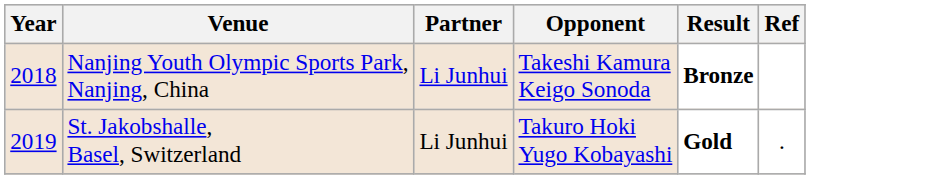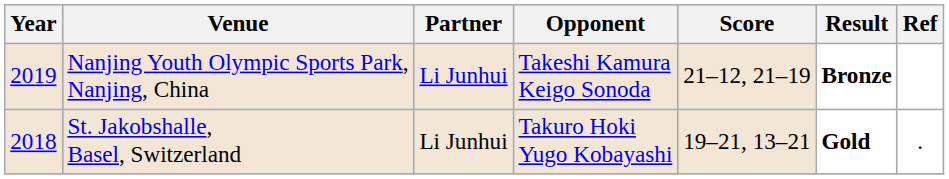+ column: (747, 24)
(33, 75) 2018 -> (33, 75) 2019
(33, 141) 2019 -> (33, 141) 2018
